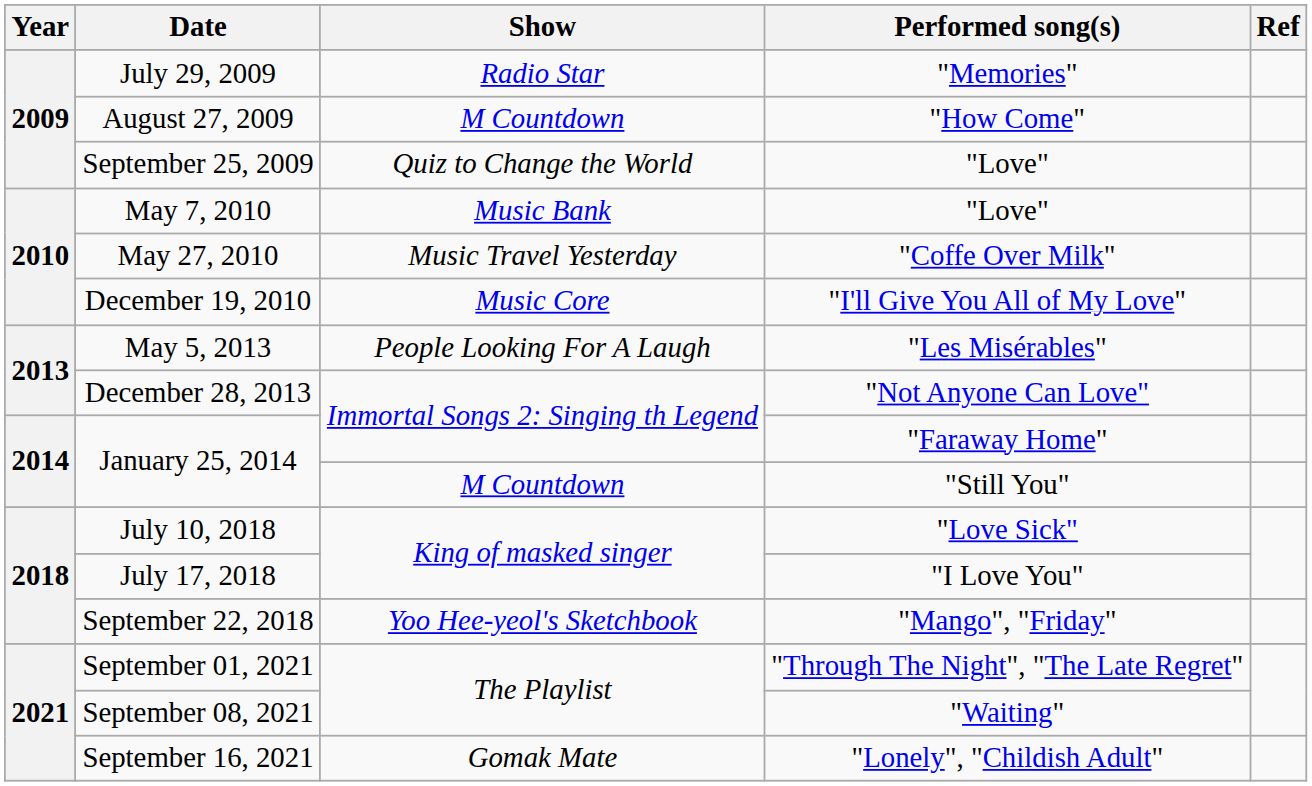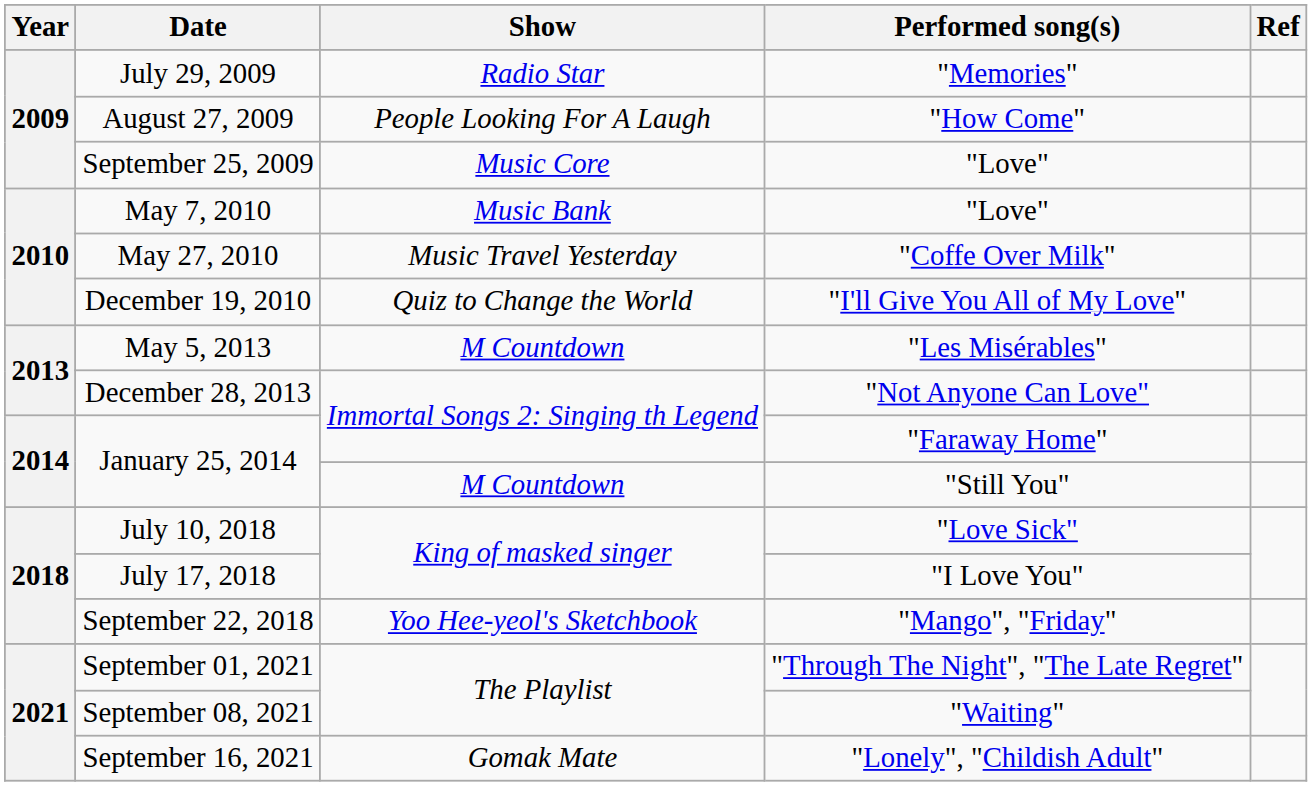(542, 118) M Countdown -> (542, 118) People Looking For A Laugh
(542, 164) Quiz to Change the World -> (542, 164) Music Core
(542, 301) Music Core -> (542, 301) Quiz to Change the World
(542, 347) People Looking For A Laugh -> (542, 347) M Countdown
